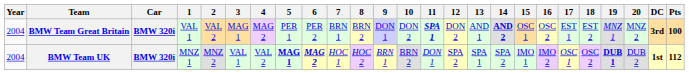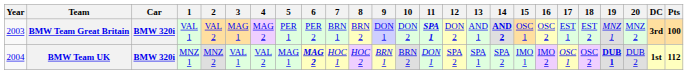(15, 31) 2004 -> (15, 31) 2003
(289, 56) bold -> (288, 56) normal
